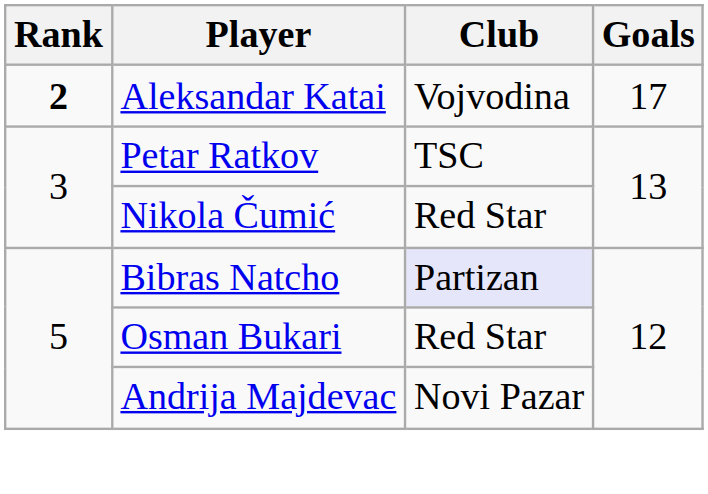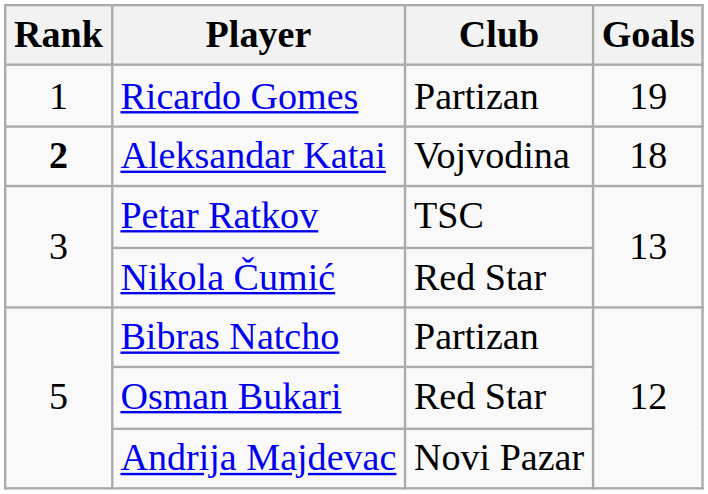+ row: (239, 95)
(648, 95) 17 -> (648, 155) 18
(476, 276) lavender background -> (476, 336) no background
